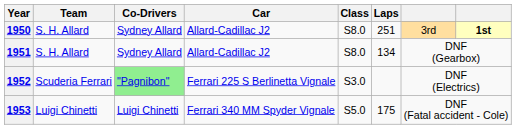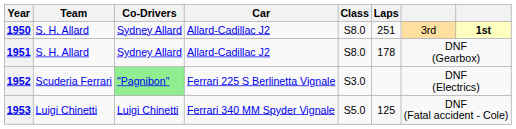(386, 53) 134 -> (386, 53) 178
(386, 110) 175 -> (386, 110) 125
